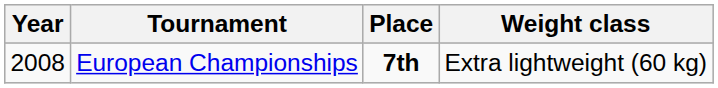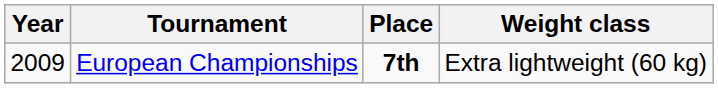(38, 62) 2008 -> (38, 62) 2009
